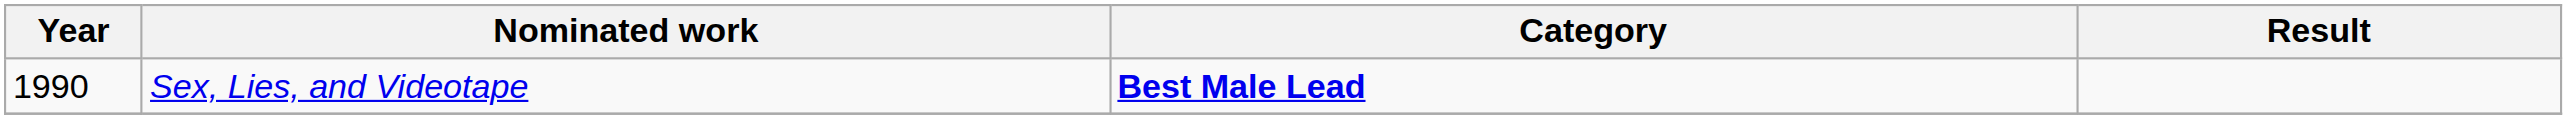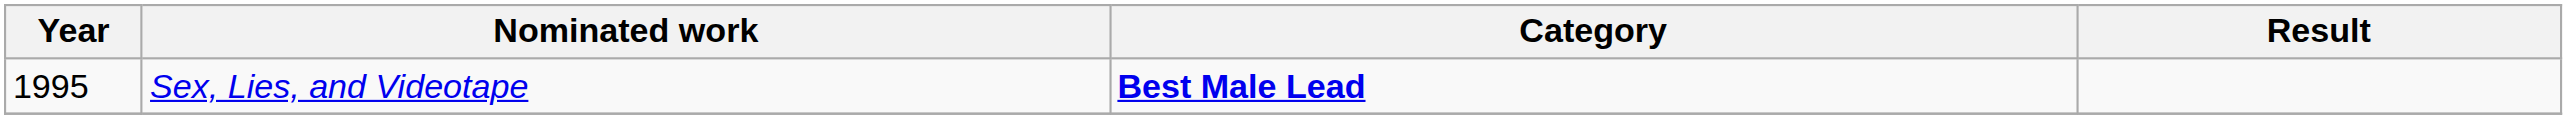(51, 85) 1990 -> (51, 85) 1995
